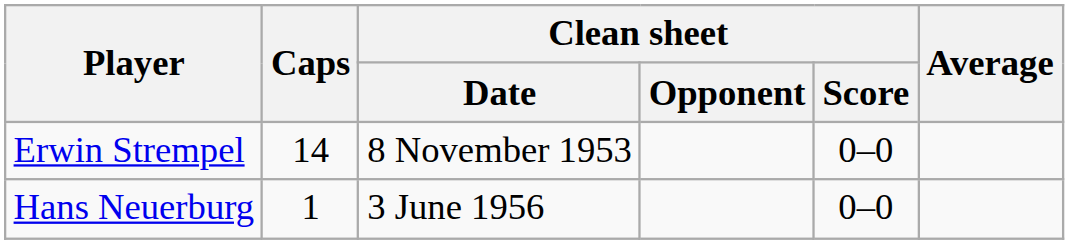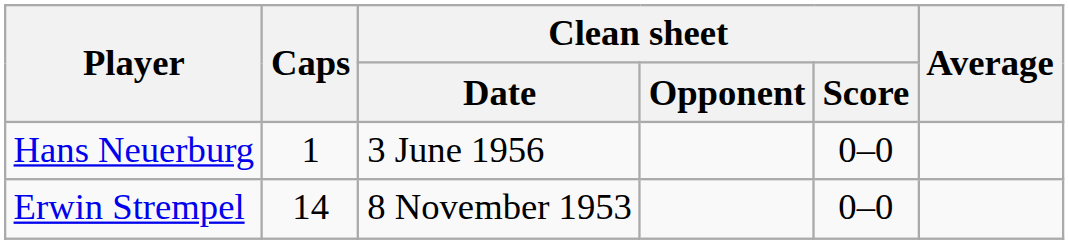rows swapped: (129, 149) <-> (134, 207)
